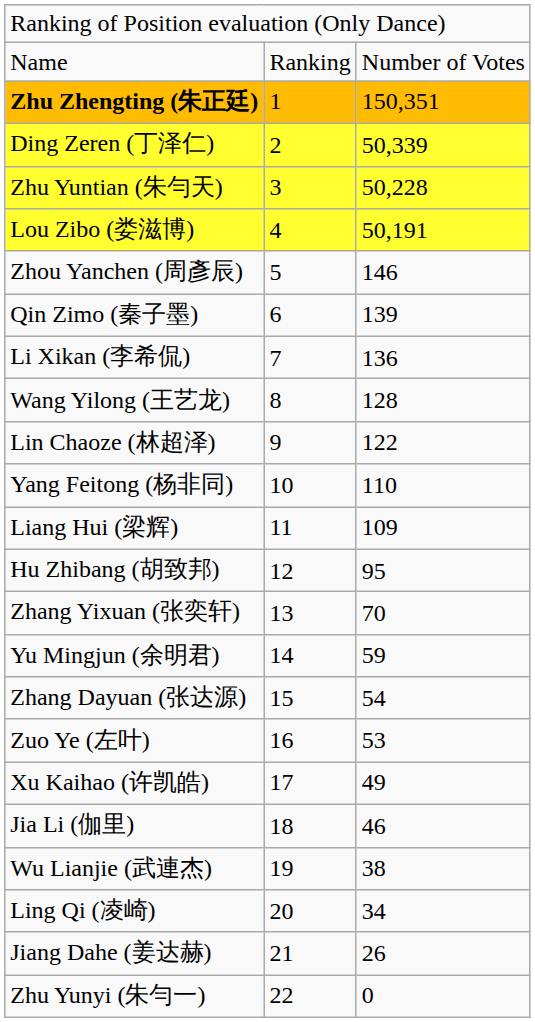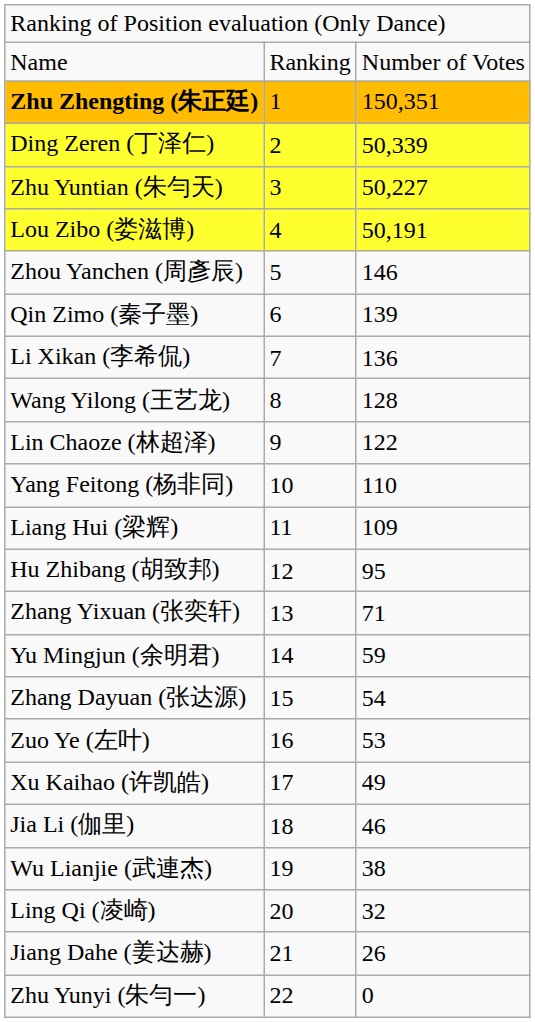(395, 187) 50,228 -> (395, 187) 50,227
(374, 612) 70 -> (374, 612) 71
(374, 910) 34 -> (374, 910) 32
